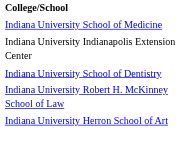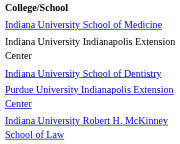+ row: (89, 97)
- row: (86, 121)
